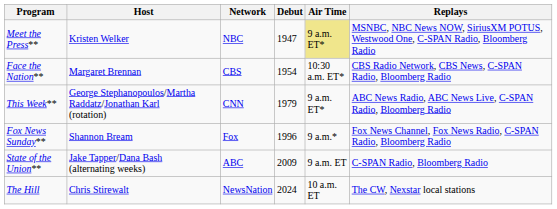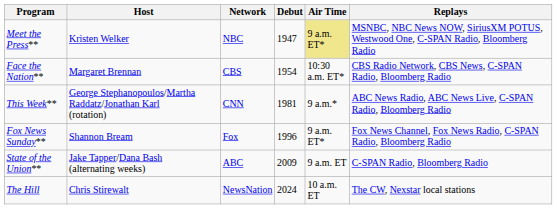(287, 104) 1979 -> (287, 104) 1981
(320, 104) 9 a.m. ET* -> (322, 104) 9 a.m.*
(322, 136) 9 a.m.* -> (320, 136) 9 a.m. ET*
